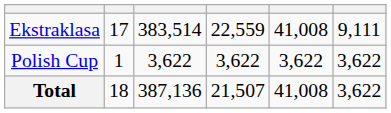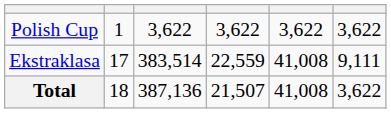rows swapped: (55, 29) <-> (55, 60)
